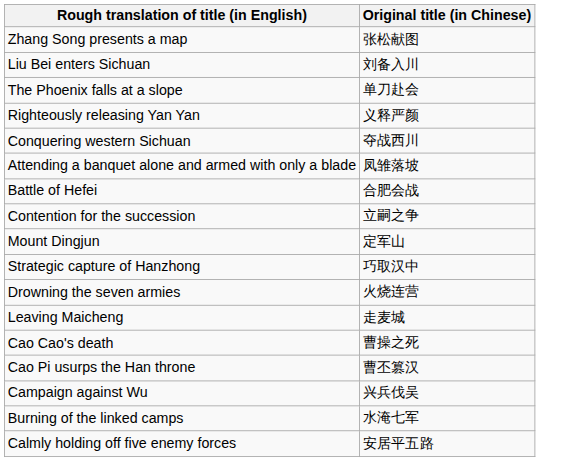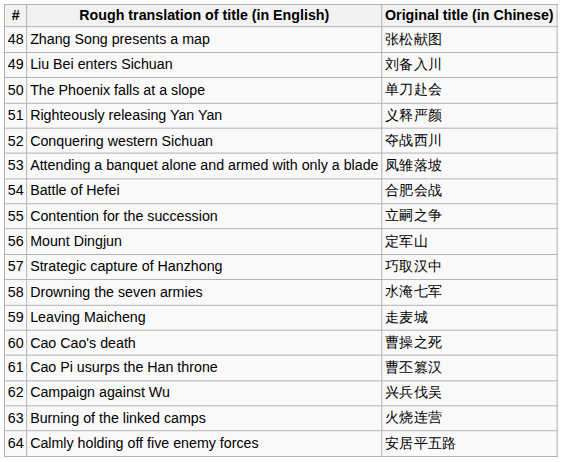+ column: (16, 15)
(391, 291) 火烧连营 -> (414, 291) 水淹七军
(391, 418) 水淹七军 -> (414, 418) 火烧连营
